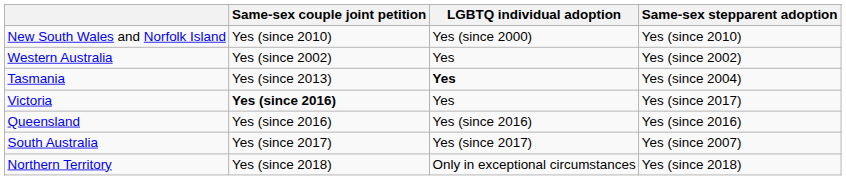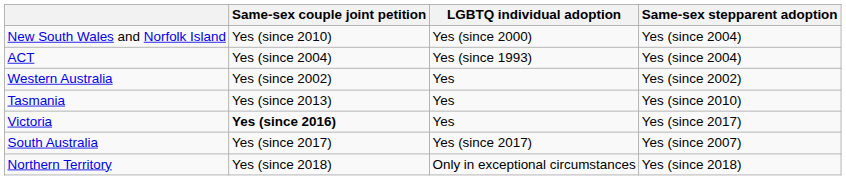(692, 36) Yes (since 2010) -> (692, 36) Yes (since 2004)
+ row: (21, 57)
(444, 79) bold -> (443, 100) normal
(692, 79) Yes (since 2004) -> (692, 100) Yes (since 2010)
- row: (44, 121)
